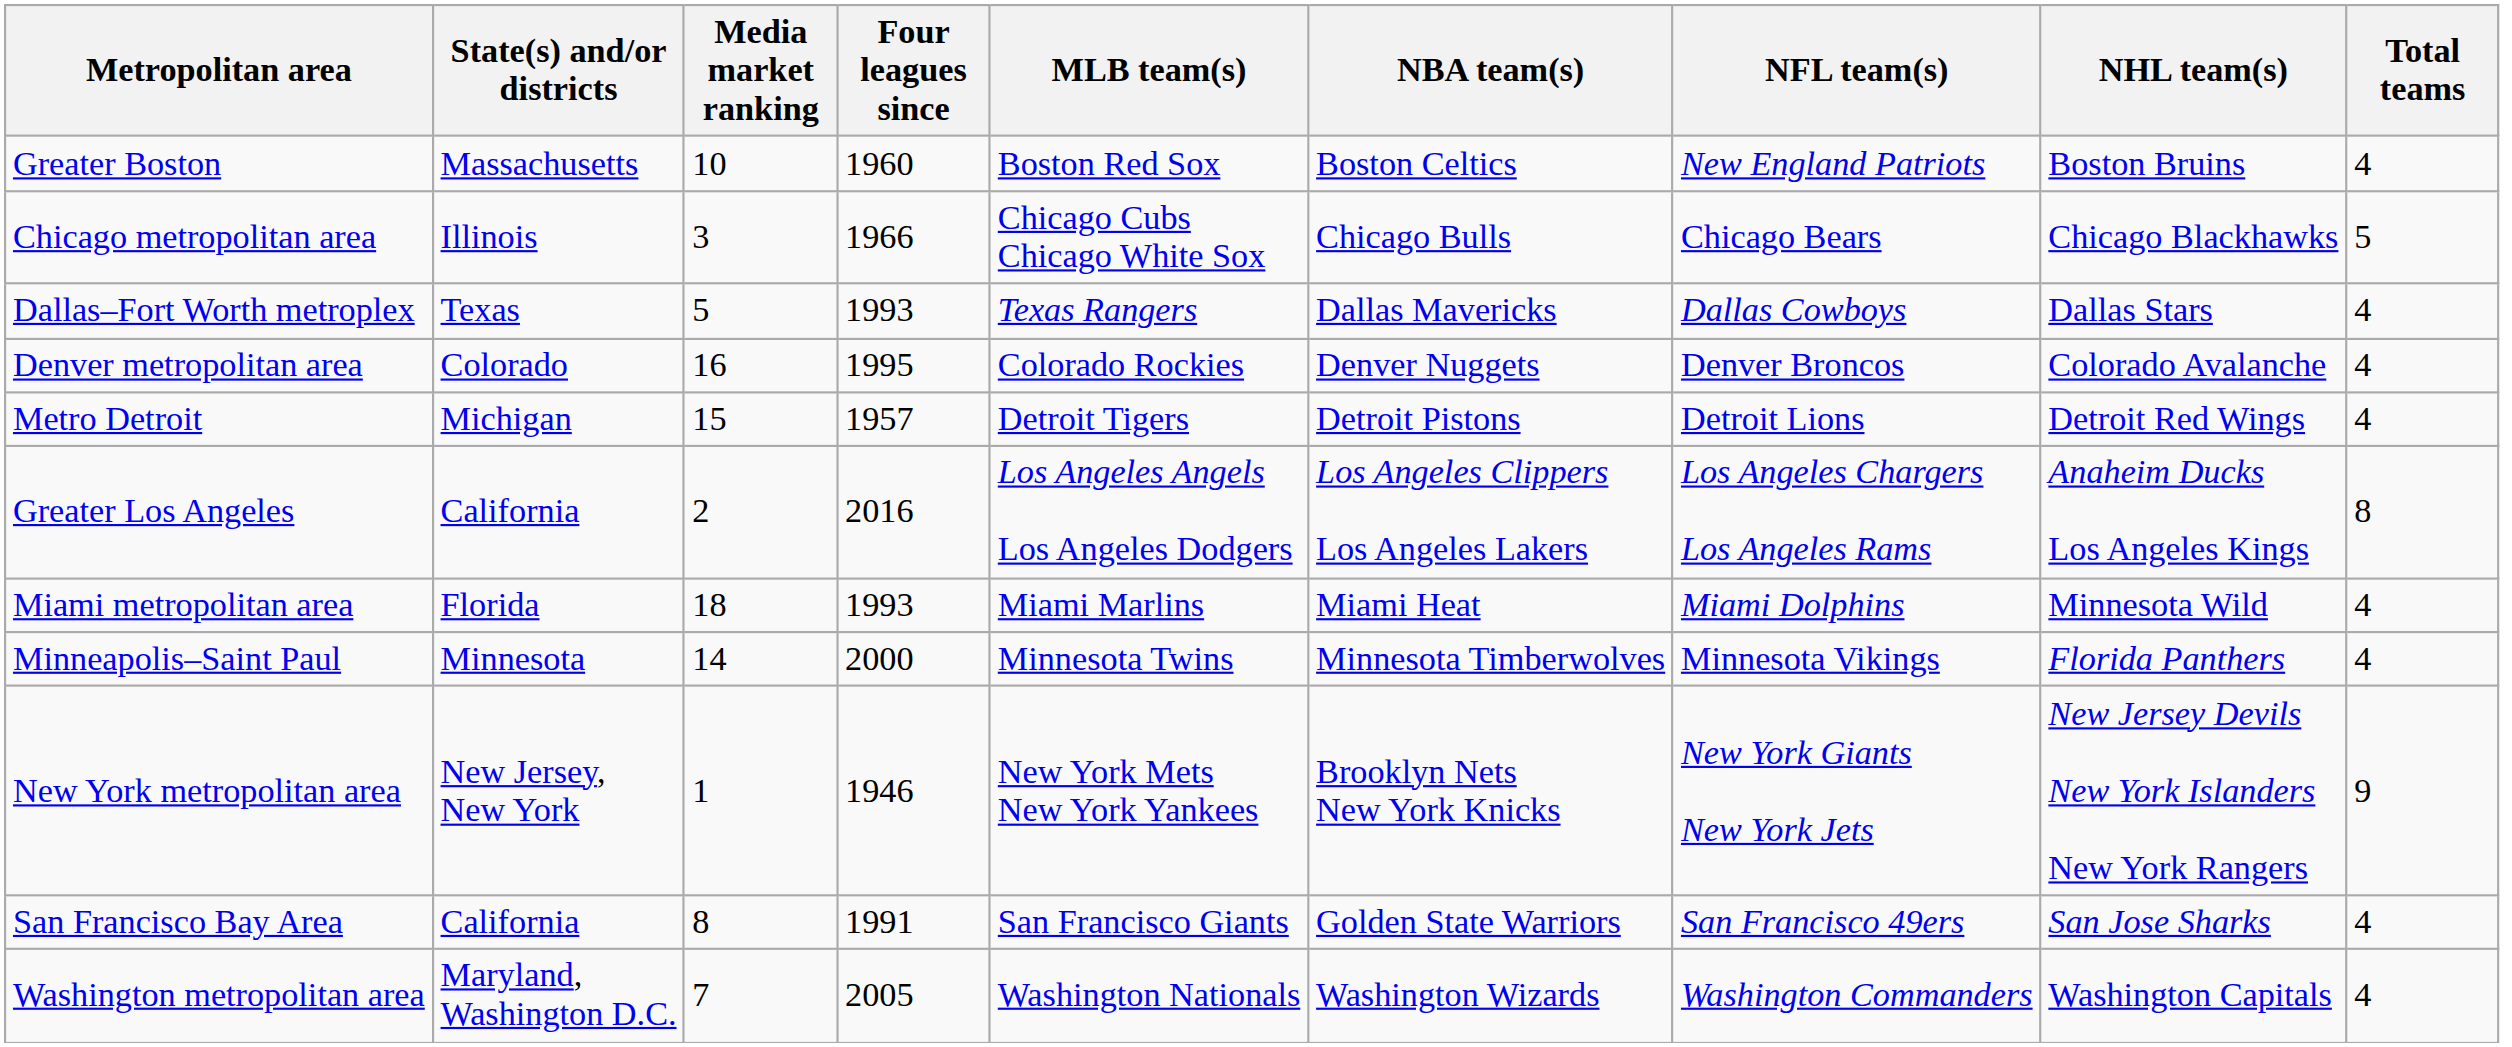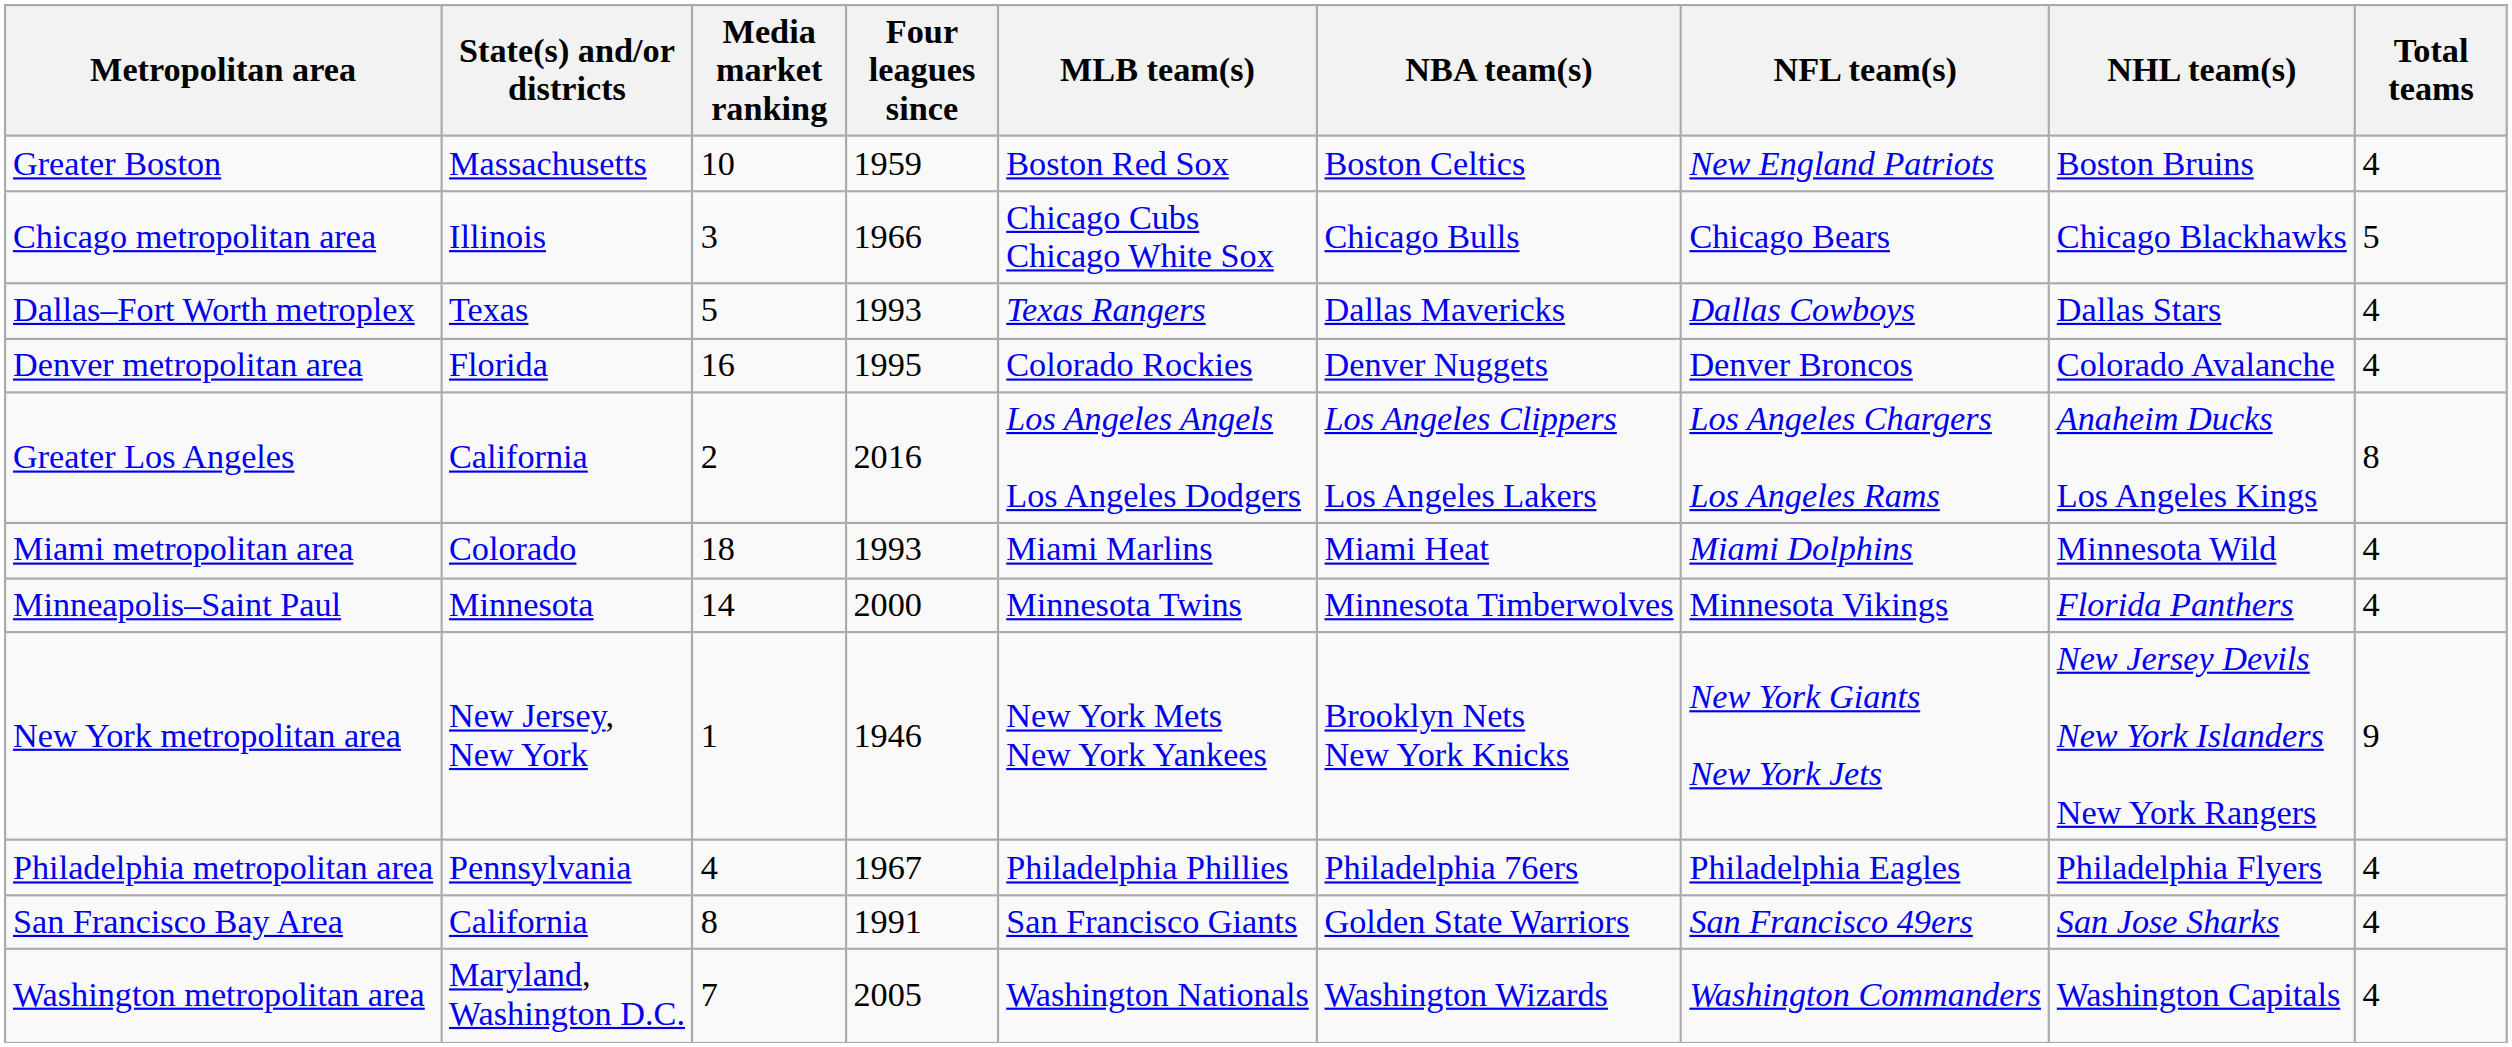(879, 162) 1960 -> (888, 162) 1959
(504, 364) Colorado -> (498, 364) Florida
- row: (108, 418)
(490, 604) Florida -> (513, 550) Colorado
+ row: (223, 867)
